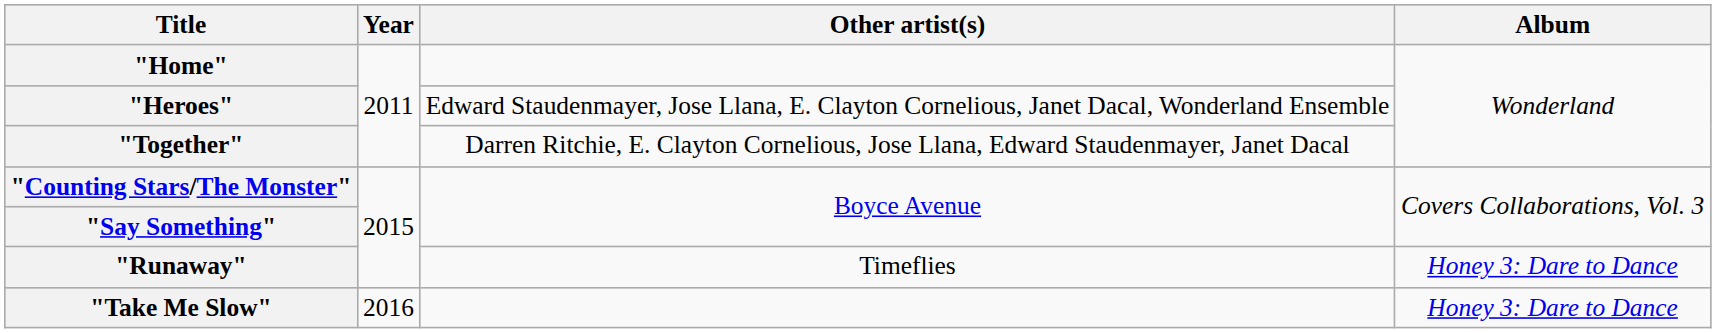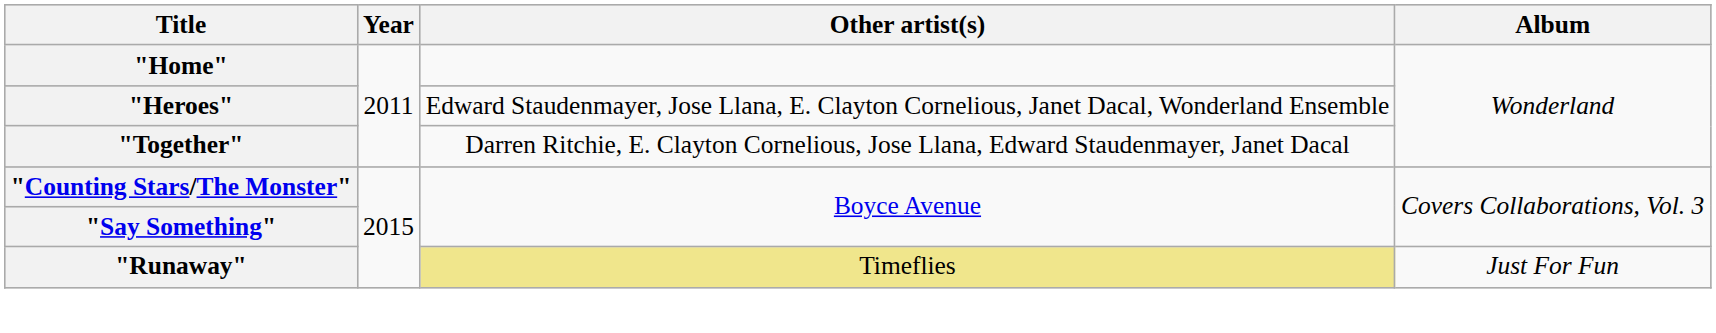(907, 266) no background -> (907, 266) khaki background
(1553, 266) Honey 3: Dare to Dance -> (1553, 266) Just For Fun
- row: (181, 307)
